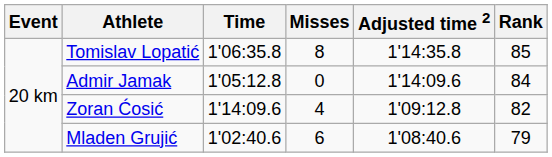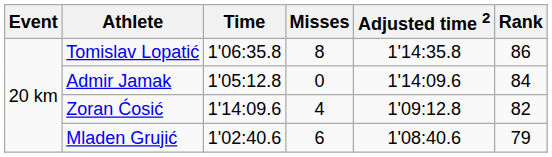(521, 52) 85 -> (521, 52) 86
